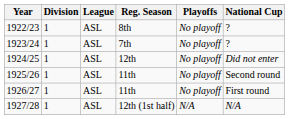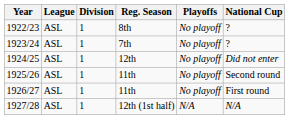columns swapped: (61, 12) <-> (98, 12)
